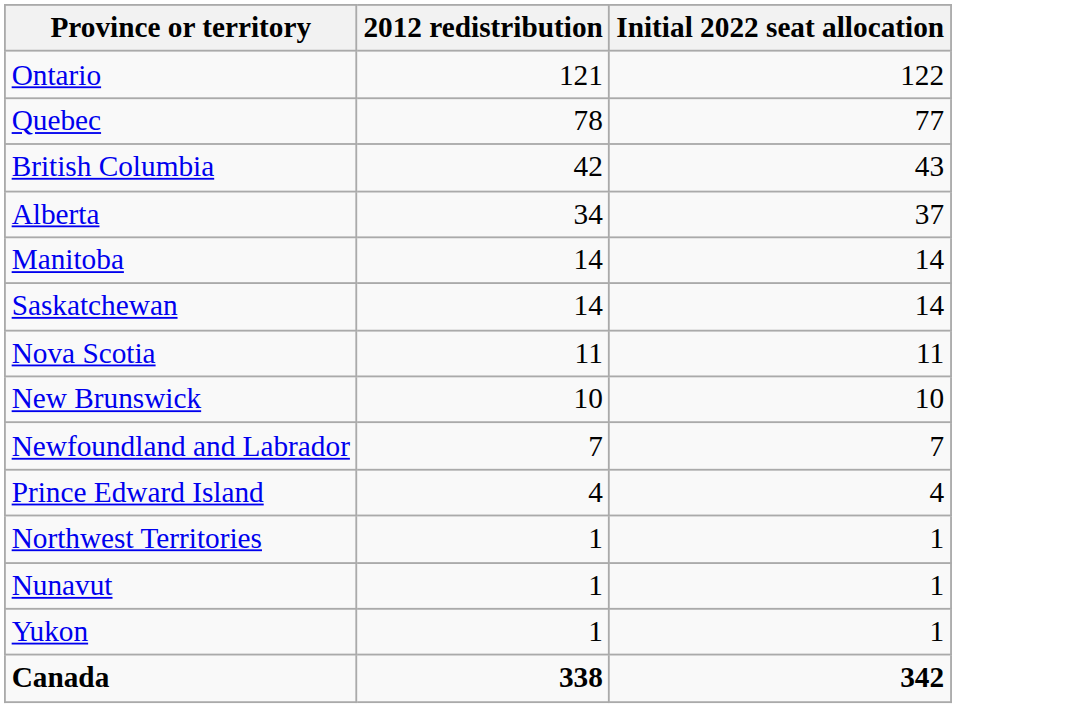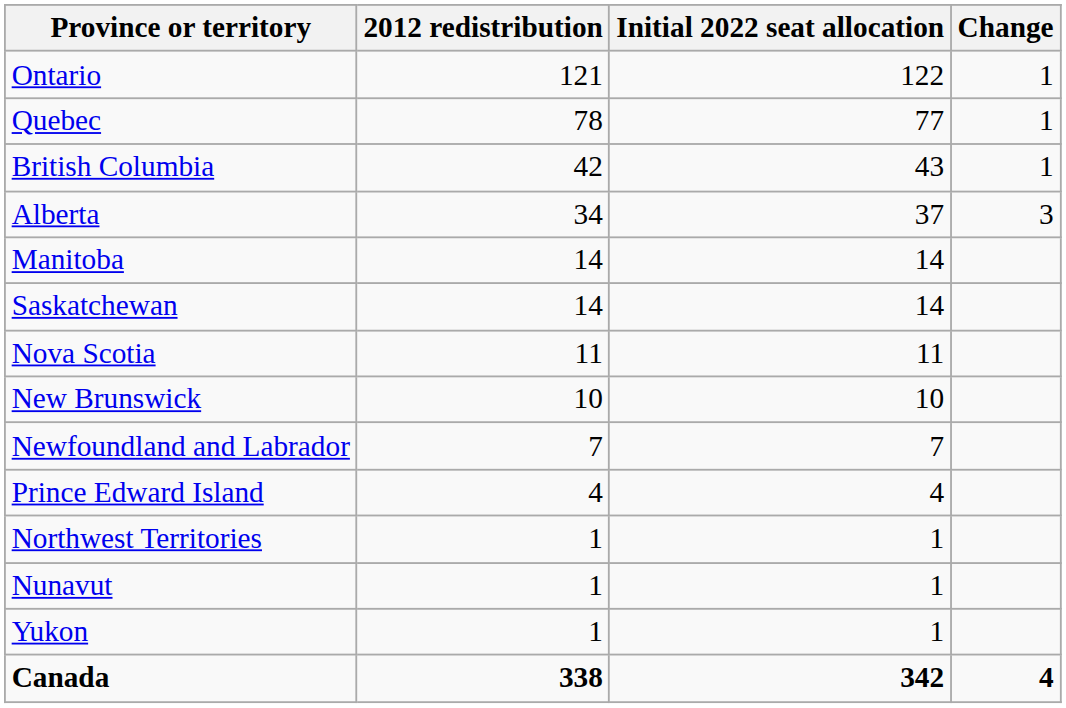+ column: (1006, 27)
